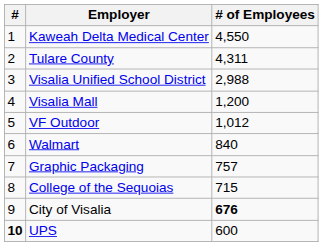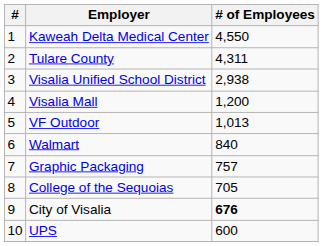(232, 79) 2,988 -> (232, 79) 2,938
(232, 123) 1,012 -> (232, 123) 1,013
(226, 187) 715 -> (226, 187) 705
(15, 230) bold -> (15, 230) normal
